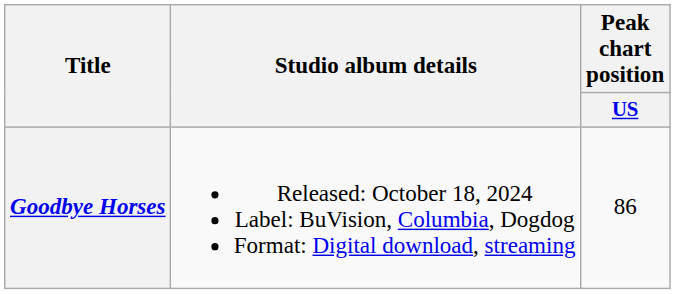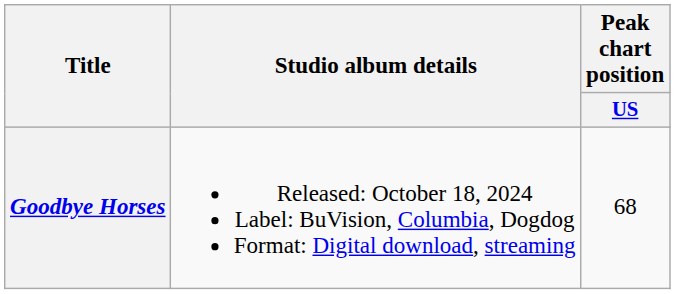(625, 207) 86 -> (625, 207) 68
